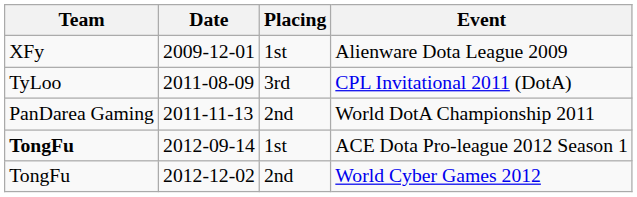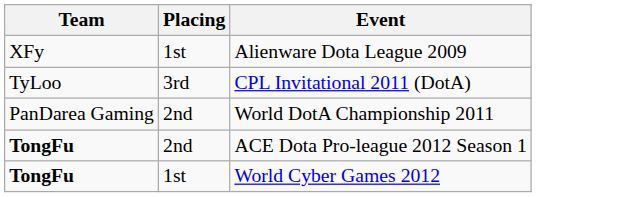- column: (209, 20)
(275, 144) 1st -> (178, 144) 2nd
(40, 176) normal -> (42, 176) bold
(279, 176) 2nd -> (175, 176) 1st
